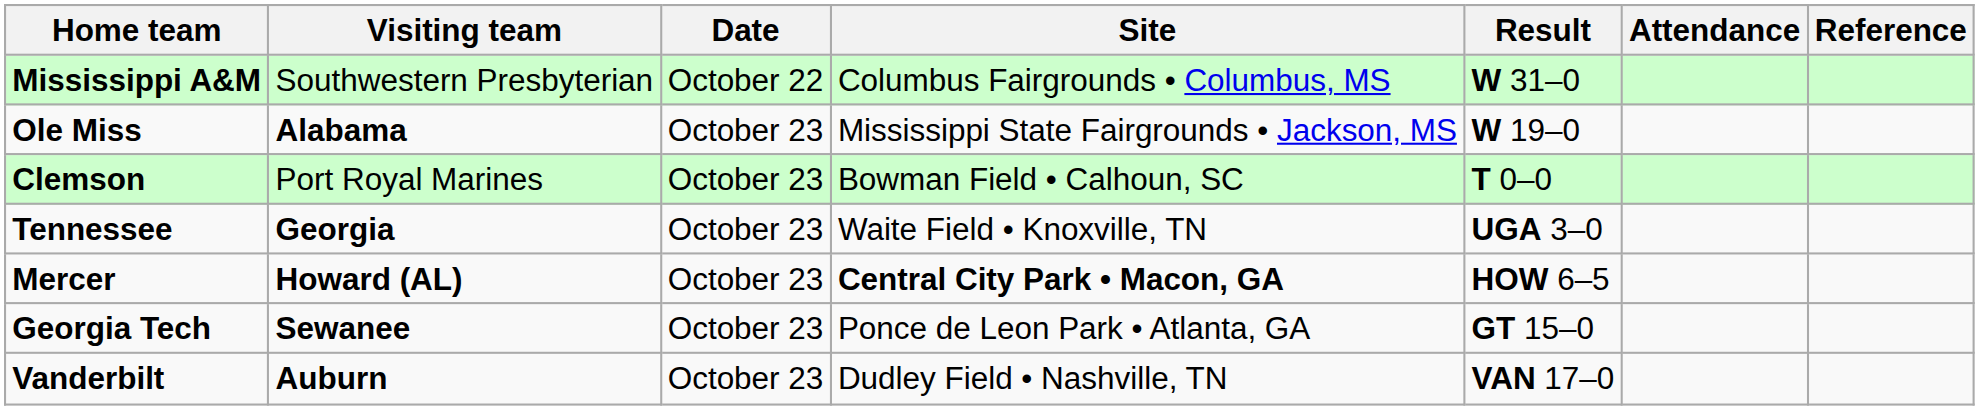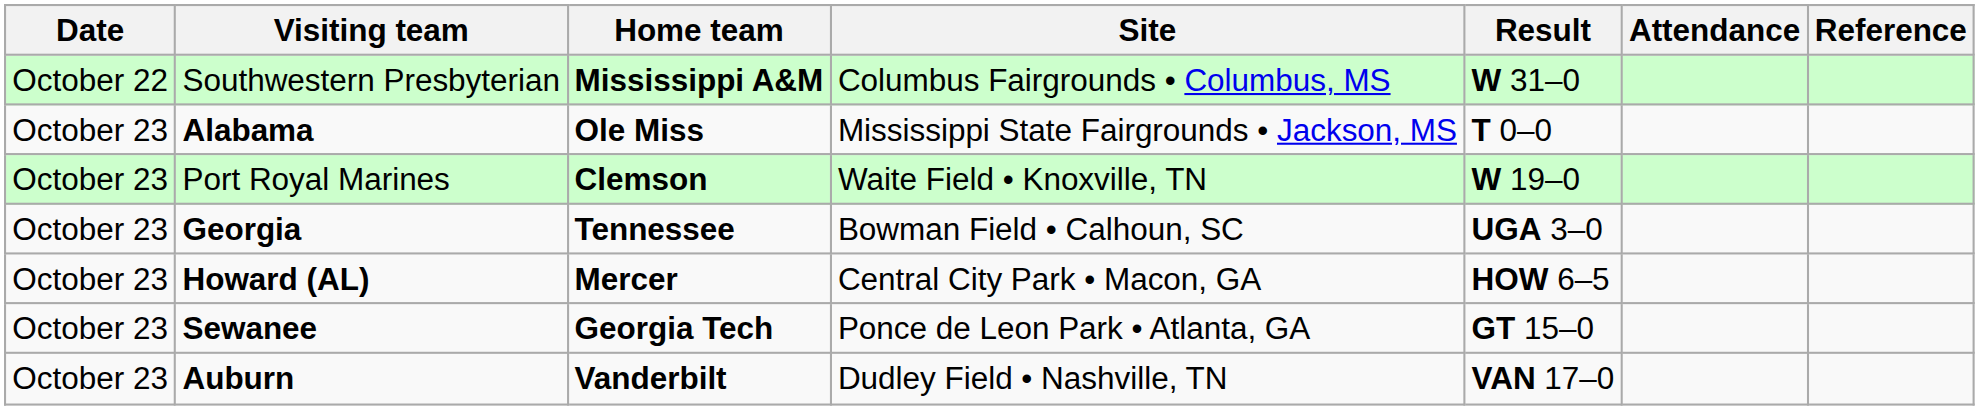columns swapped: (745, 30) <-> (137, 30)
(1526, 130) W 19–0 -> (1512, 130) T 0–0
(1041, 180) Bowman Field • Calhoun, SC -> (1022, 180) Waite Field • Knoxville, TN
(1512, 180) T 0–0 -> (1526, 180) W 19–0
(1022, 229) Waite Field • Knoxville, TN -> (1041, 229) Bowman Field • Calhoun, SC
(1061, 279) bold -> (1050, 279) normal
